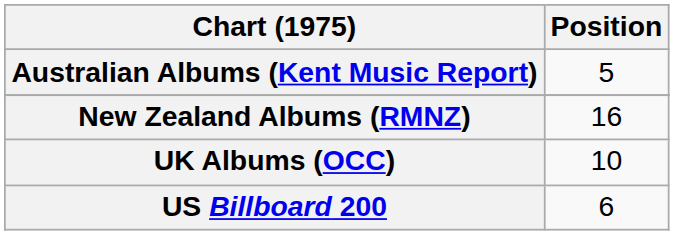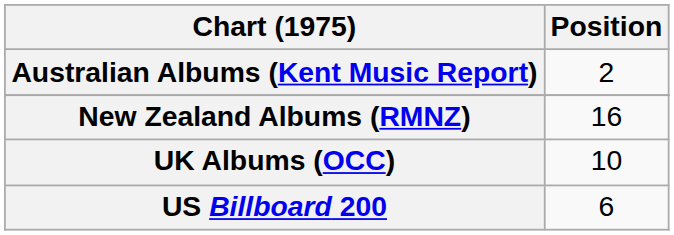(606, 71) 5 -> (606, 71) 2
